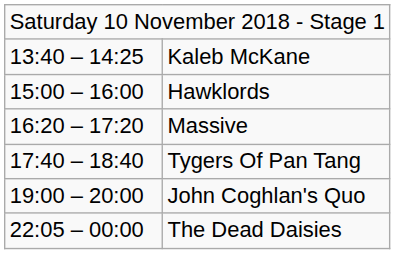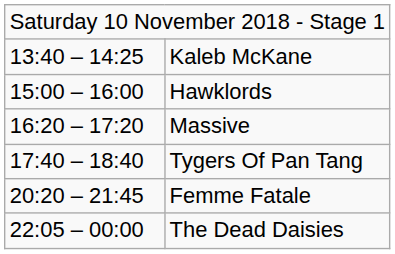- row: (266, 195)
+ row: (240, 195)
